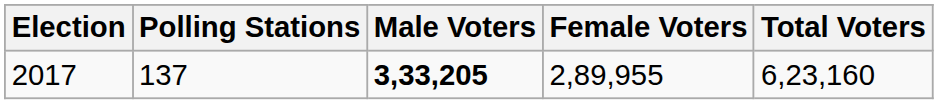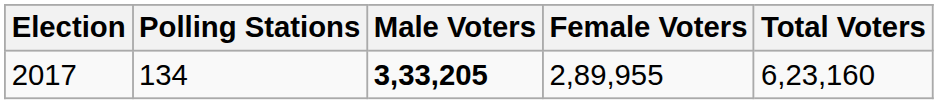(163, 74) 137 -> (163, 74) 134
